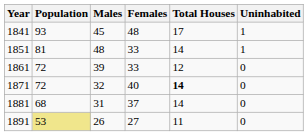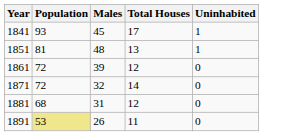- column: (147, 13)
(178, 49) 14 -> (133, 49) 13
(178, 85) bold -> (133, 85) normal
(178, 103) 14 -> (133, 103) 12
